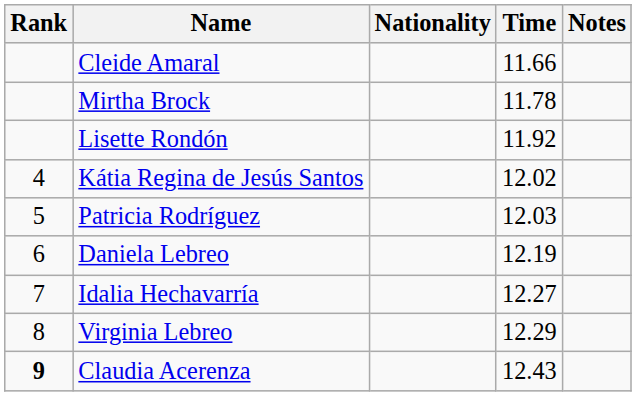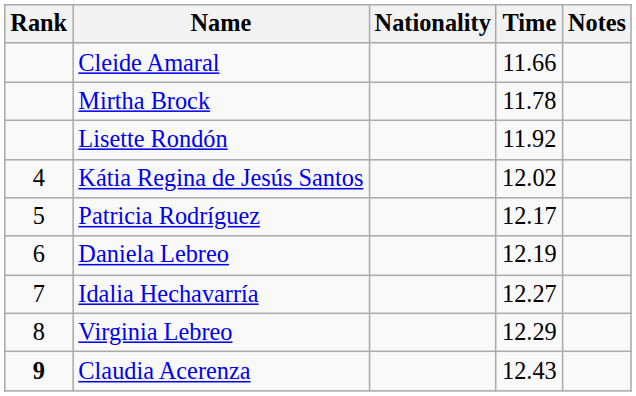(529, 216) 12.03 -> (529, 216) 12.17
